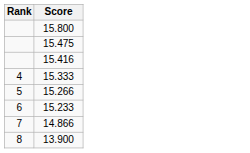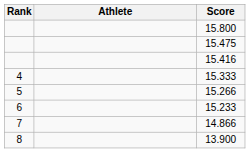+ column: (115, 12)
